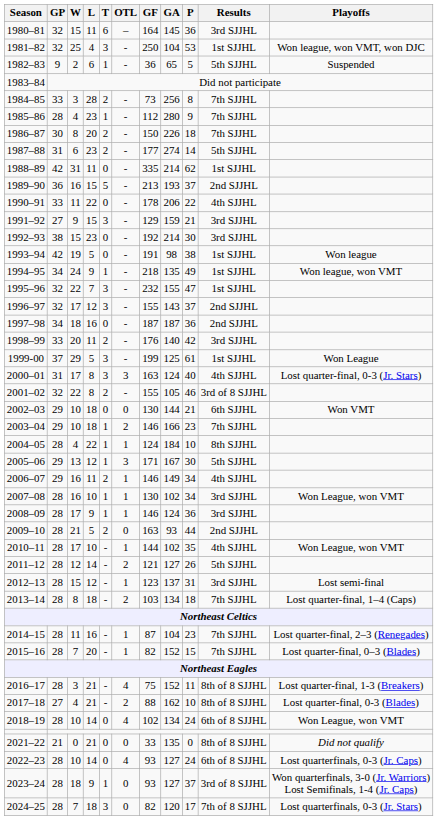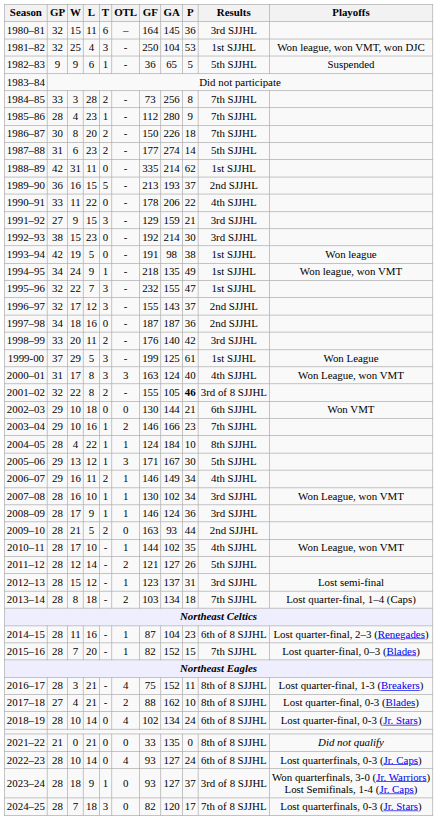(76, 64) 2 -> (76, 64) 9
(351, 375) Lost quarter-final, 0-3 (Jr. Stars) -> (351, 375) Won League, won VMT
(190, 392) normal -> (190, 392) bold
(91, 427) 18 -> (91, 427) 16
(234, 634) 7th SJJHL -> (234, 634) 6th of 8 SJJHL
(351, 720) Won League, won VMT -> (351, 720) Lost quarter-final, 0-3 (Jr. Stars)
